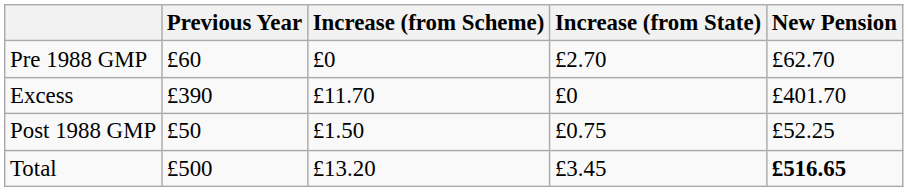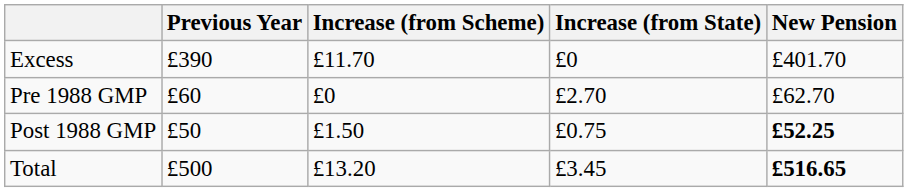rows swapped: (42, 95) <-> (79, 58)
(803, 131) normal -> (803, 131) bold
